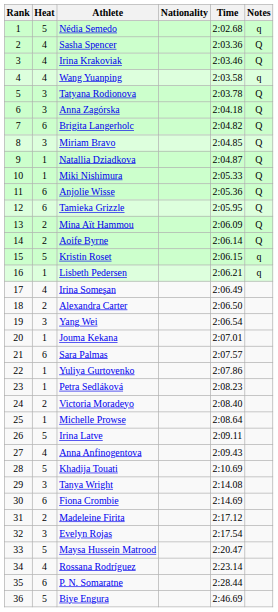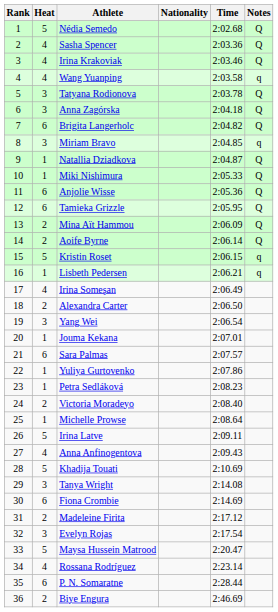(259, 29) q -> (259, 29) Q
(259, 143) Q -> (259, 143) q
(44, 599) 5 -> (44, 599) 2
